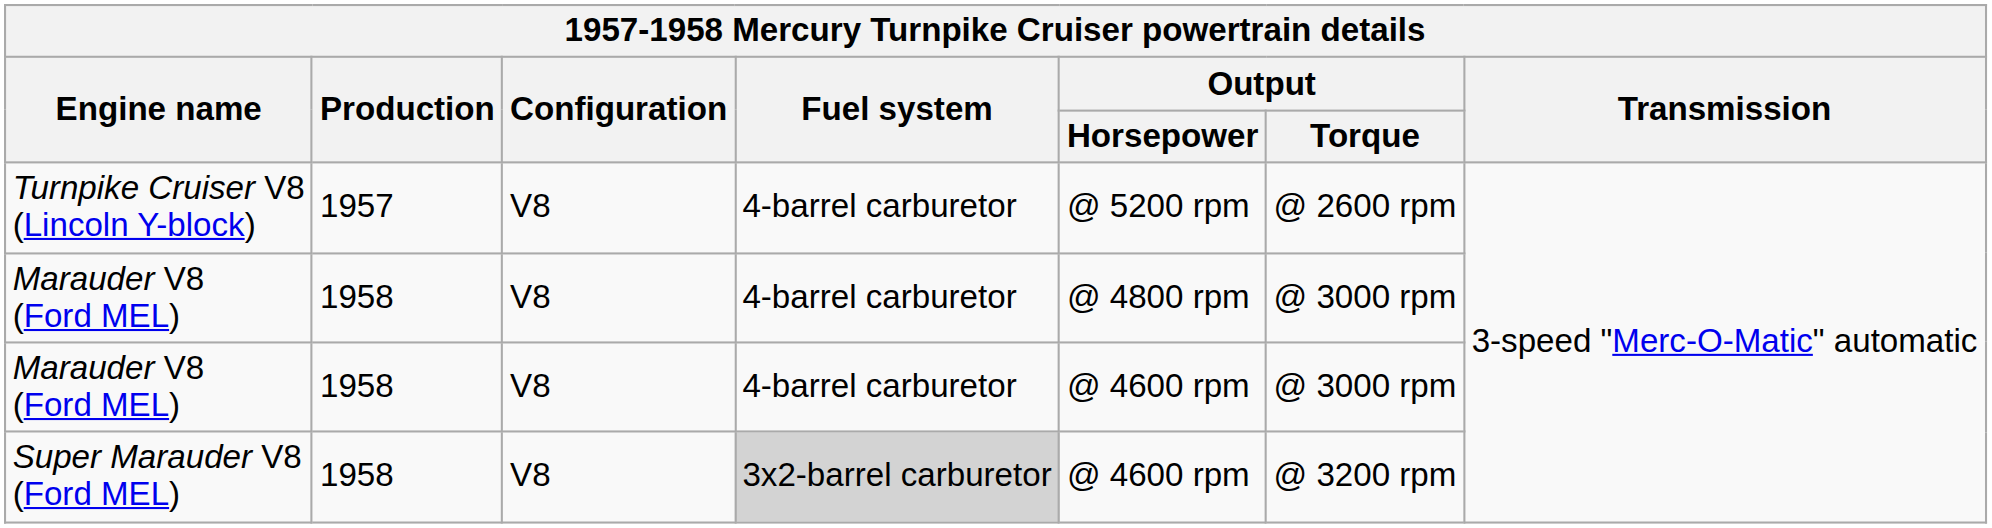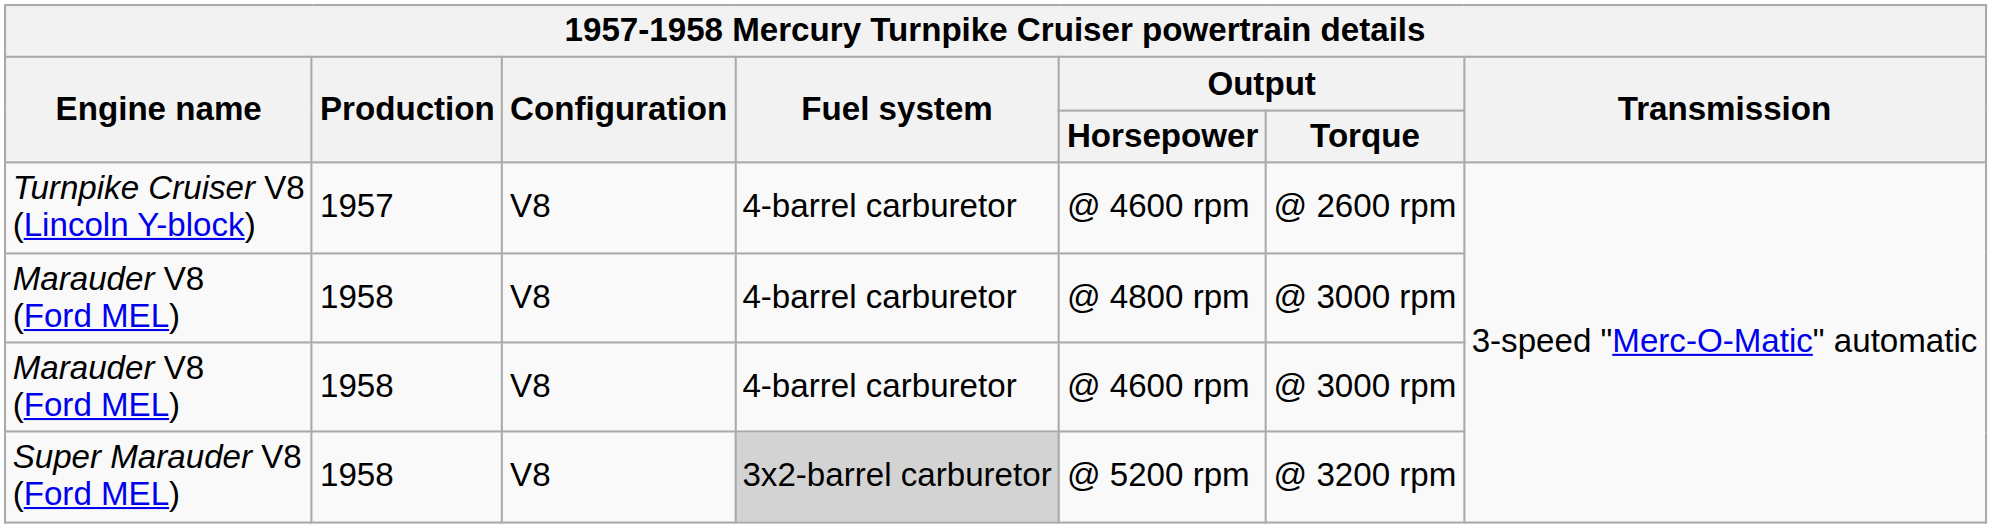(1158, 206) @ 5200 rpm -> (1158, 206) @ 4600 rpm
(1158, 476) @ 4600 rpm -> (1158, 476) @ 5200 rpm
